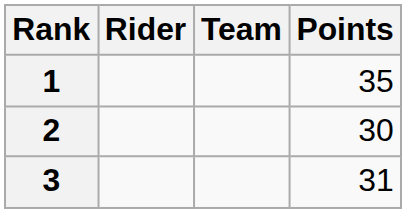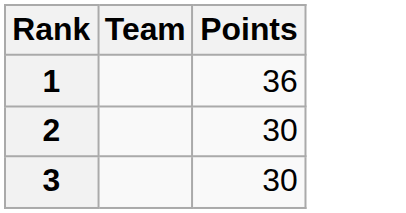- column: (146, 29)
(376, 80) 35 -> (280, 80) 36
(376, 181) 31 -> (280, 181) 30
